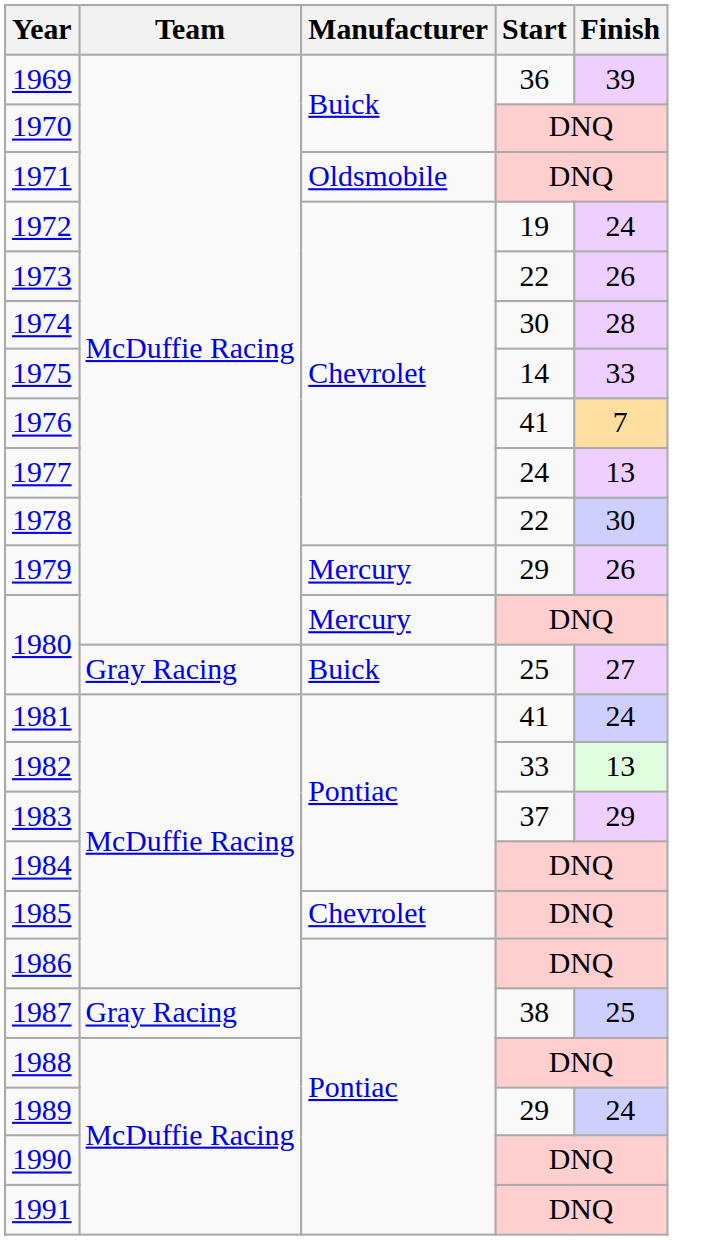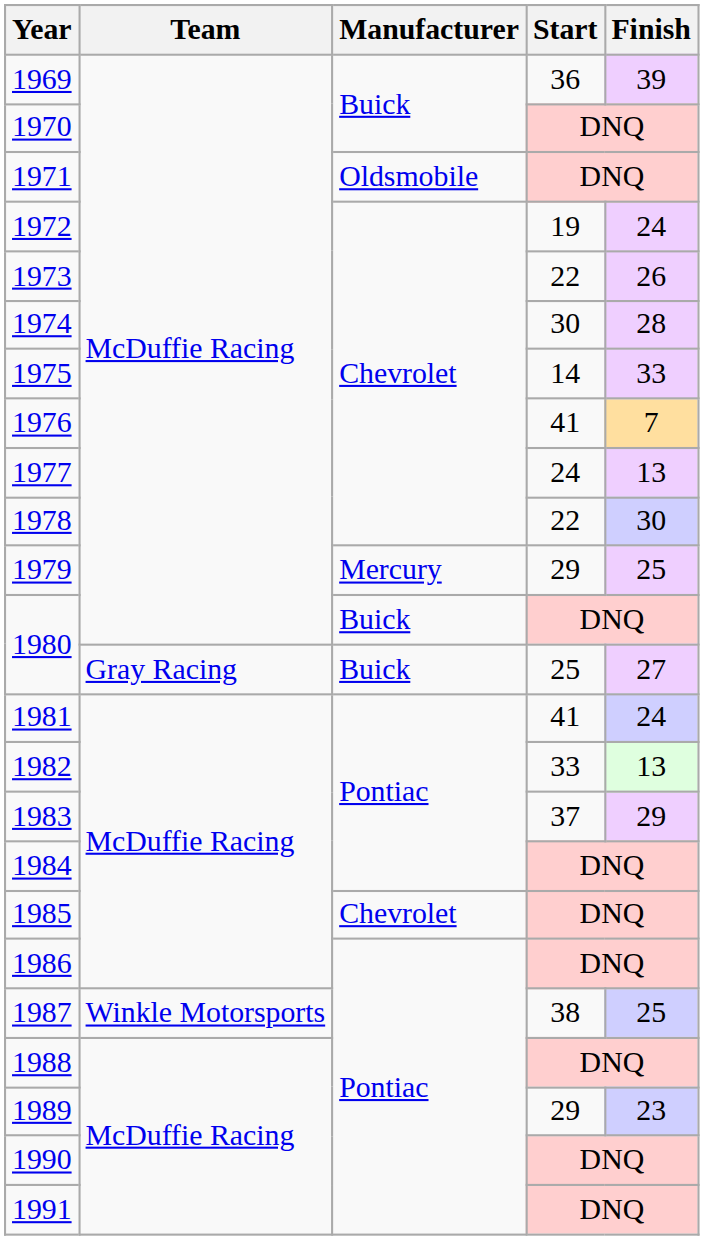(620, 570) 26 -> (651, 570) 25
(360, 619) Mercury -> (375, 619) Buick
(161, 1012) Gray Racing -> (205, 1012) Winkle Motorsports
(620, 1111) 24 -> (651, 1111) 23
